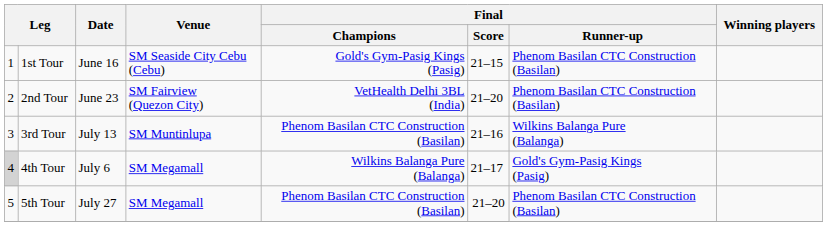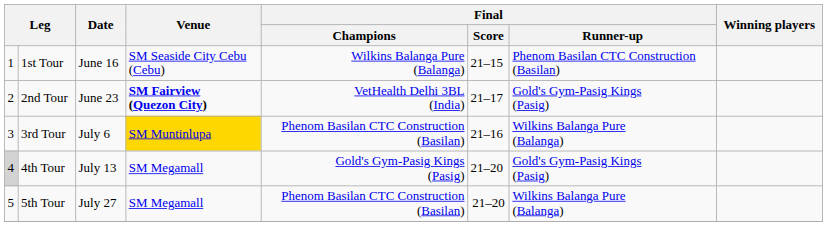(400, 63) Gold's Gym-Pasig Kings (Pasig) -> (408, 63) Wilkins Balanga Pure (Balanga)
(166, 98) normal -> (168, 98) bold
(487, 98) 21–20 -> (487, 98) 21–17
(604, 98) Phenom Basilan CTC Construction (Basilan) -> (577, 98) Gold's Gym-Pasig Kings (Pasig)
(97, 133) July 13 -> (94, 133) July 6
(170, 133) no background -> (170, 133) gold background
(94, 168) July 6 -> (97, 168) July 13
(408, 168) Wilkins Balanga Pure (Balanga) -> (400, 168) Gold's Gym-Pasig Kings (Pasig)
(487, 168) 21–17 -> (487, 168) 21–20
(604, 203) Phenom Basilan CTC Construction (Basilan) -> (569, 203) Wilkins Balanga Pure (Balanga)
